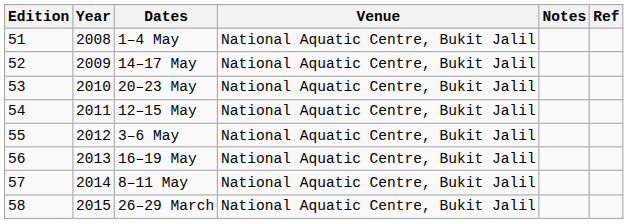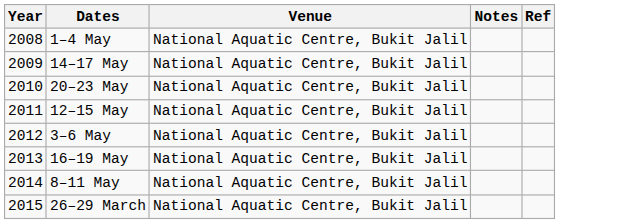- column: (39, 16)
